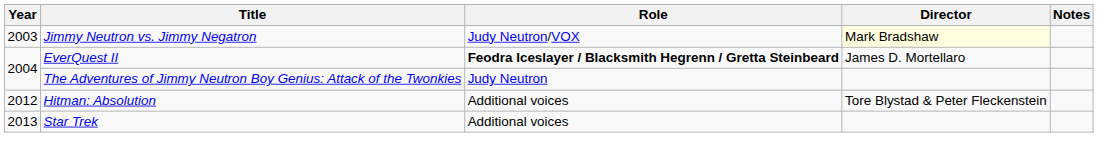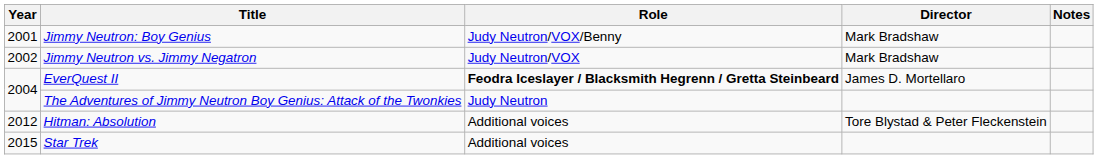+ row: (127, 36)
(22, 36) 2003 -> (22, 57) 2002
(892, 36) lightyellow background -> (892, 57) no background
(22, 121) 2013 -> (22, 143) 2015
